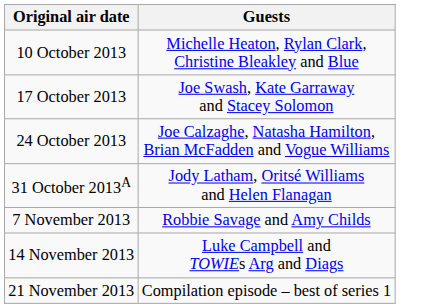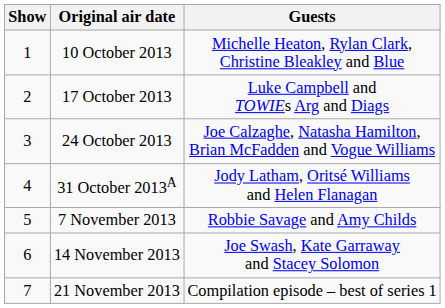+ column: (27, 17)
(266, 96) Joe Swash, Kate Garraway and Stacey Solomon -> (312, 96) Luke Campbell and TOWIEs Arg and Diags
(266, 255) Luke Campbell and TOWIEs Arg and Diags -> (312, 255) Joe Swash, Kate Garraway and Stacey Solomon
